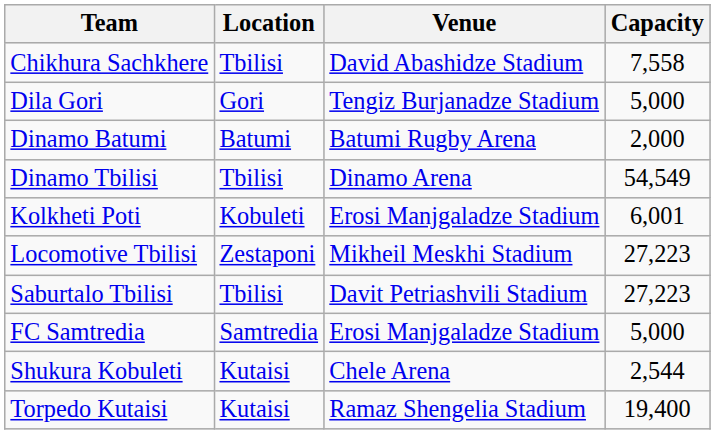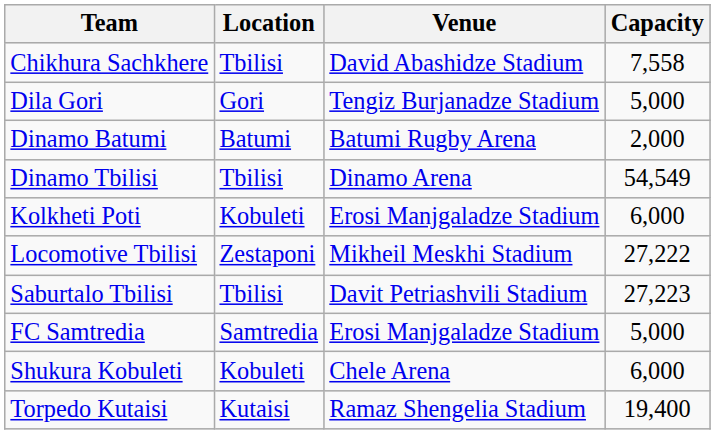(657, 216) 6,001 -> (657, 216) 6,000
(657, 255) 27,223 -> (657, 255) 27,222
(255, 370) Kutaisi -> (262, 370) Kobuleti
(657, 370) 2,544 -> (657, 370) 6,000
